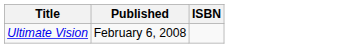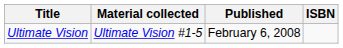+ column: (148, 14)
